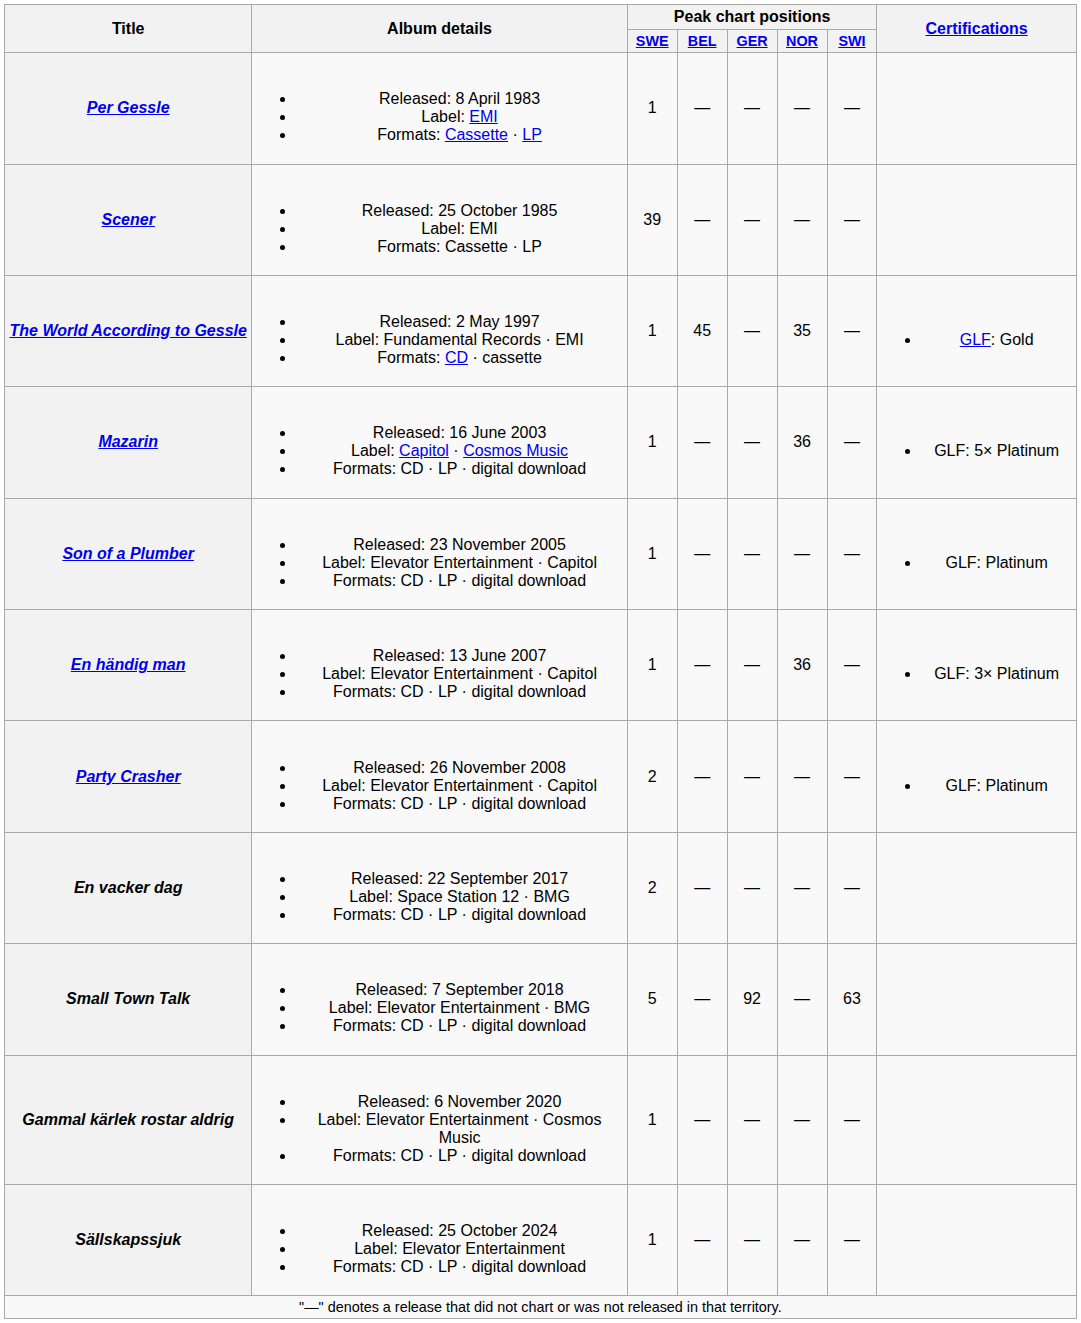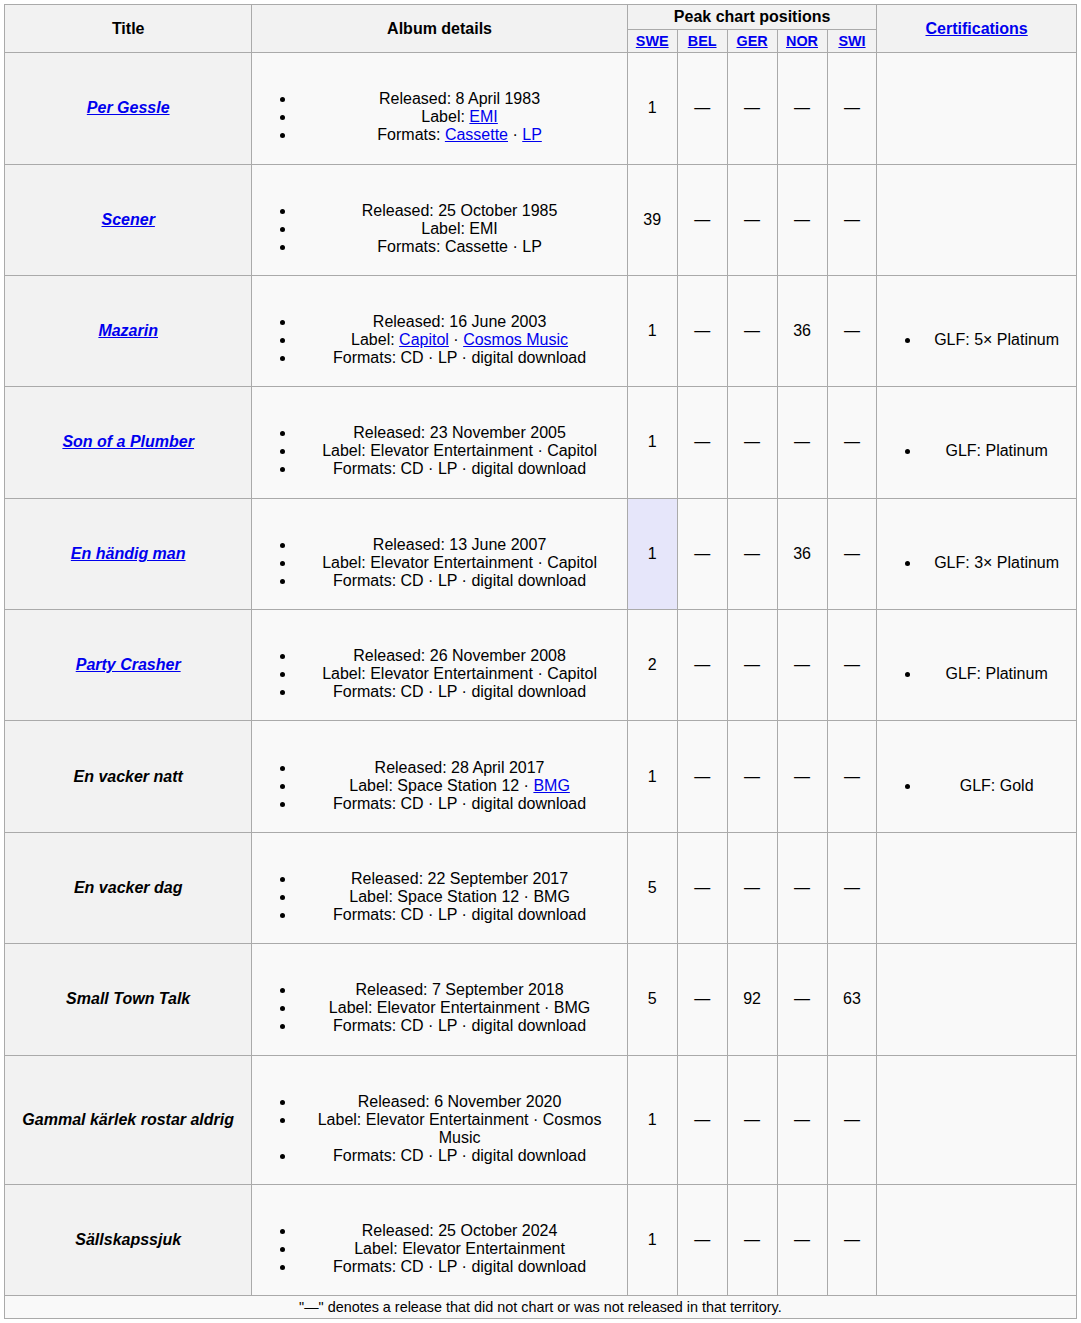- row: (128, 331)
(652, 665) no background -> (652, 553) lavender background
+ row: (128, 776)
(652, 887) 2 -> (652, 887) 5
